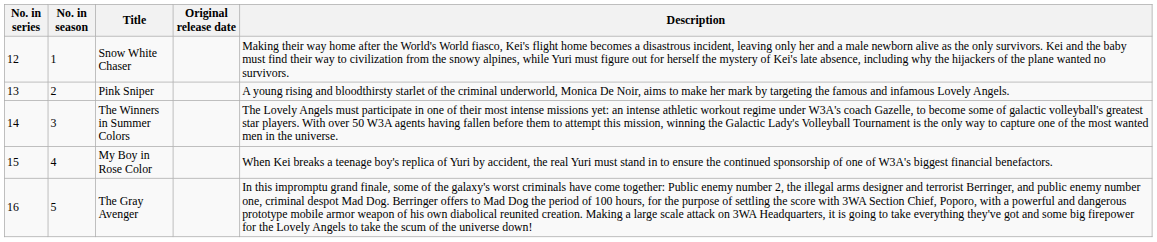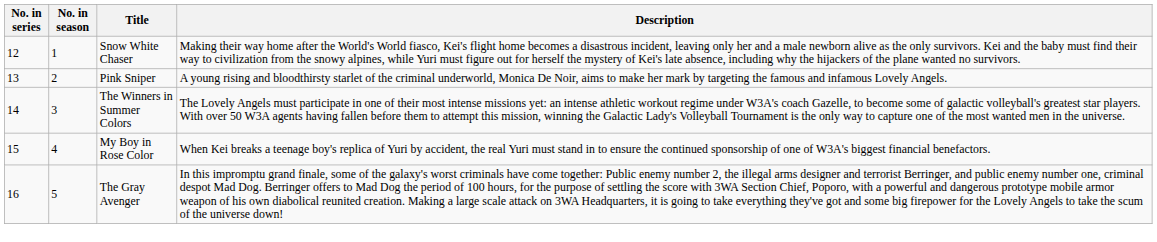- column: (206, 20)
